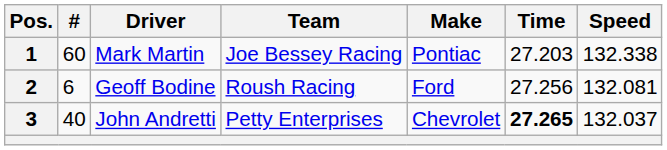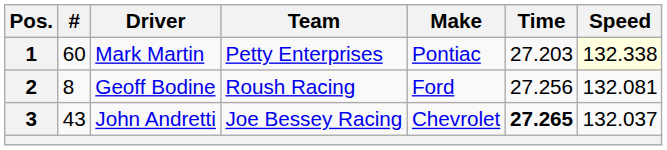(314, 54) Joe Bessey Racing -> (304, 54) Petty Enterprises
(620, 54) no background -> (620, 54) lightyellow background
(68, 87) 6 -> (68, 87) 8
(74, 119) 40 -> (74, 119) 43
(304, 119) Petty Enterprises -> (314, 119) Joe Bessey Racing
